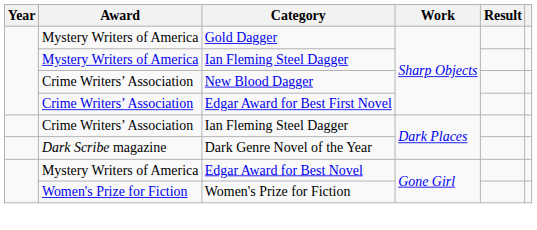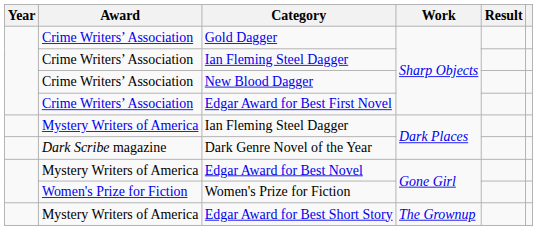(120, 37) Mystery Writers of America -> (118, 37) Crime Writers’ Association
(120, 59) Mystery Writers of America -> (118, 59) Crime Writers’ Association
(118, 125) Crime Writers’ Association -> (120, 125) Mystery Writers of America
+ row: (299, 214)
